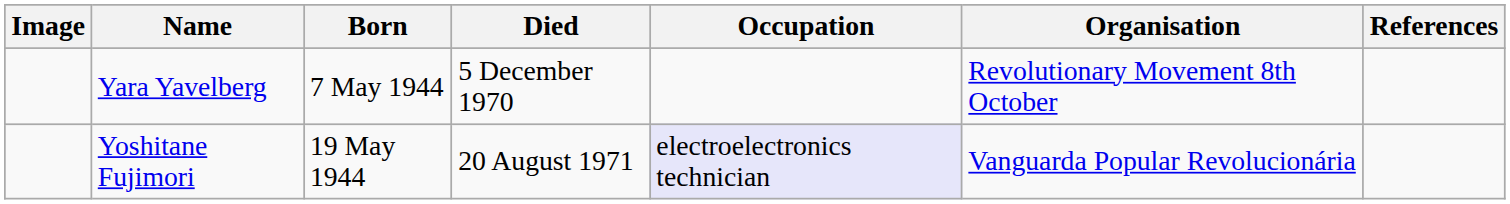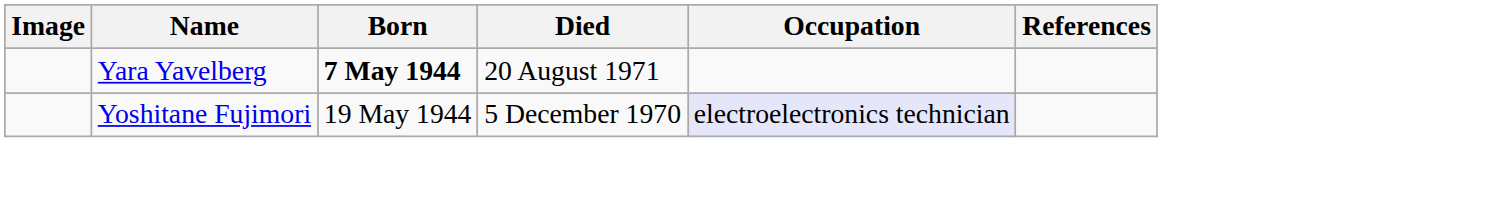- column: (1163, 26)
(377, 85) normal -> (392, 70) bold
(525, 85) 5 December 1970 -> (572, 70) 20 August 1971
(546, 160) 20 August 1971 -> (583, 114) 5 December 1970
